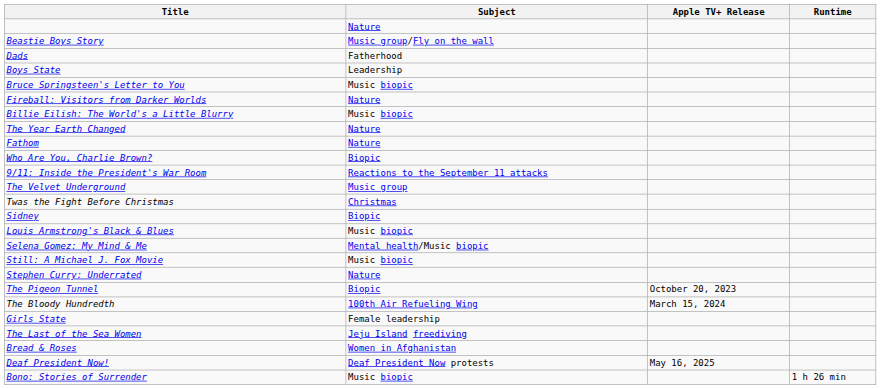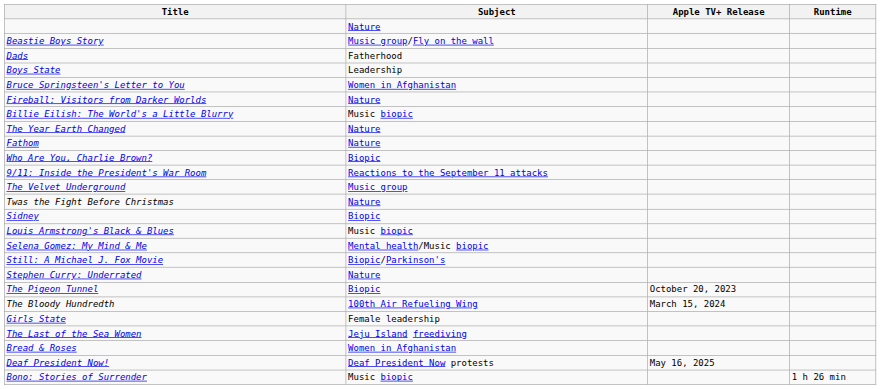(380, 85) Music biopic -> (402, 85) Women in Afghanistan
(372, 202) Christmas -> (364, 202) Nature
(380, 260) Music biopic -> (397, 260) Biopic/Parkinson's
